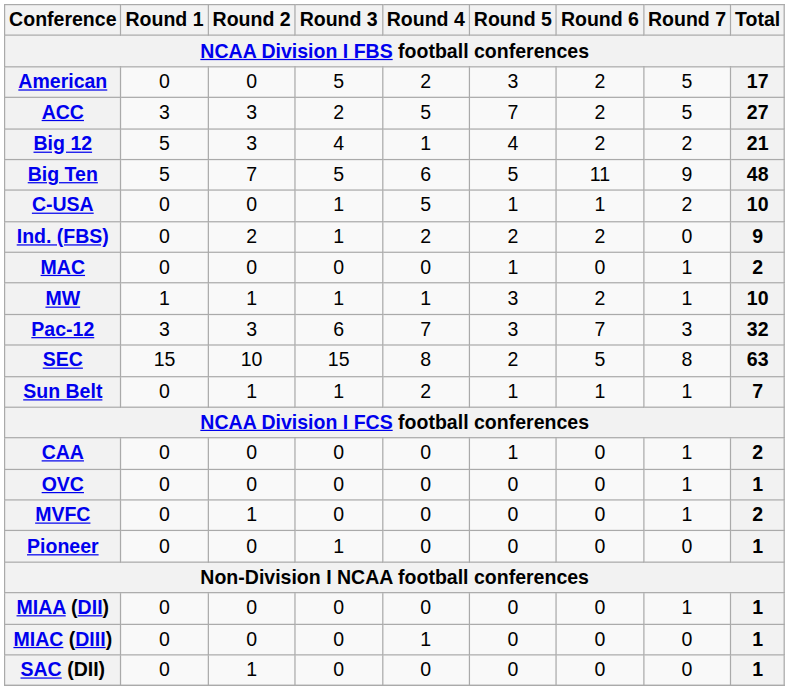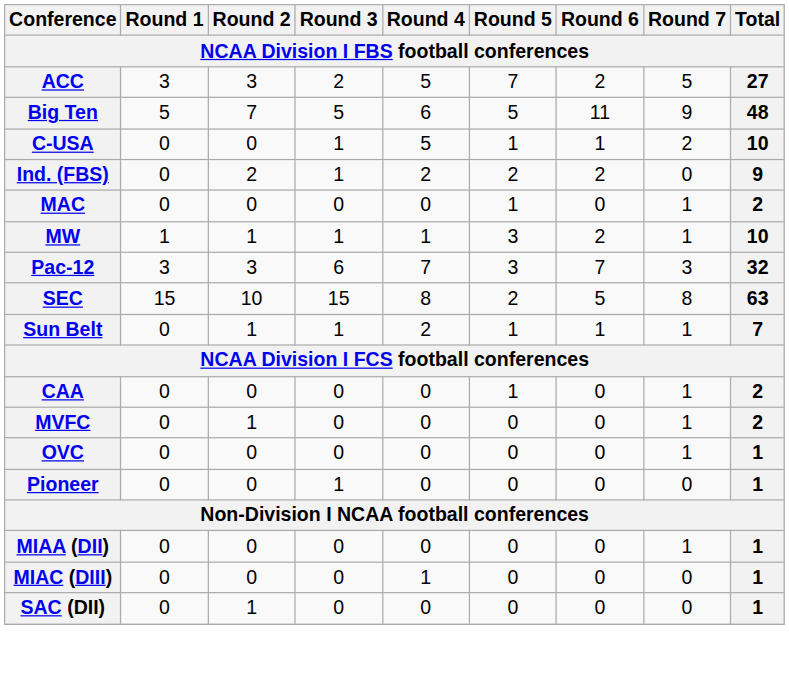- row: (63, 81)
- row: (63, 143)
rows swapped: (63, 515) <-> (63, 484)
